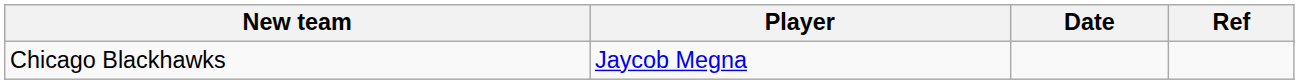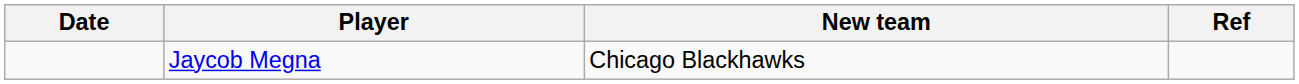columns swapped: (1089, 23) <-> (297, 23)
